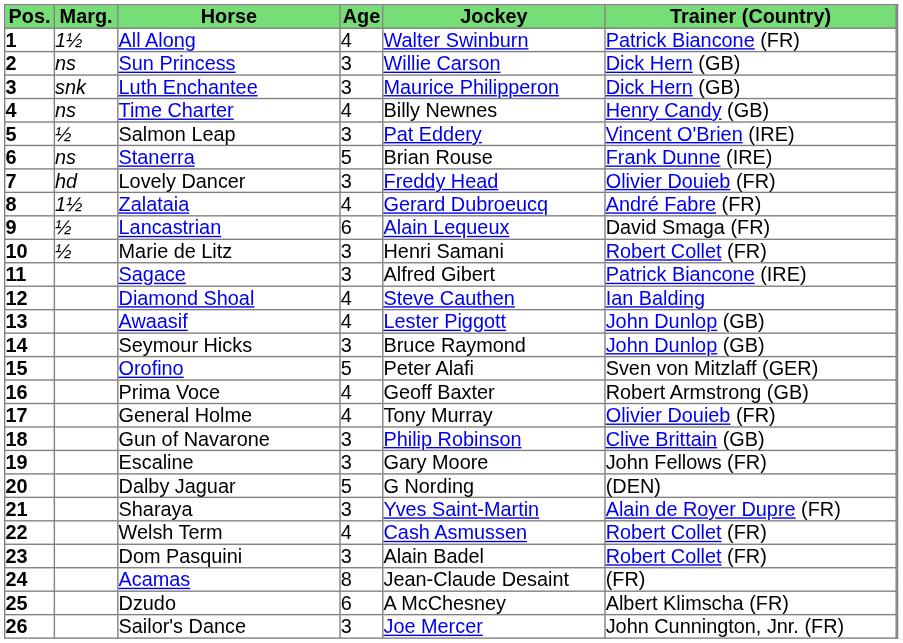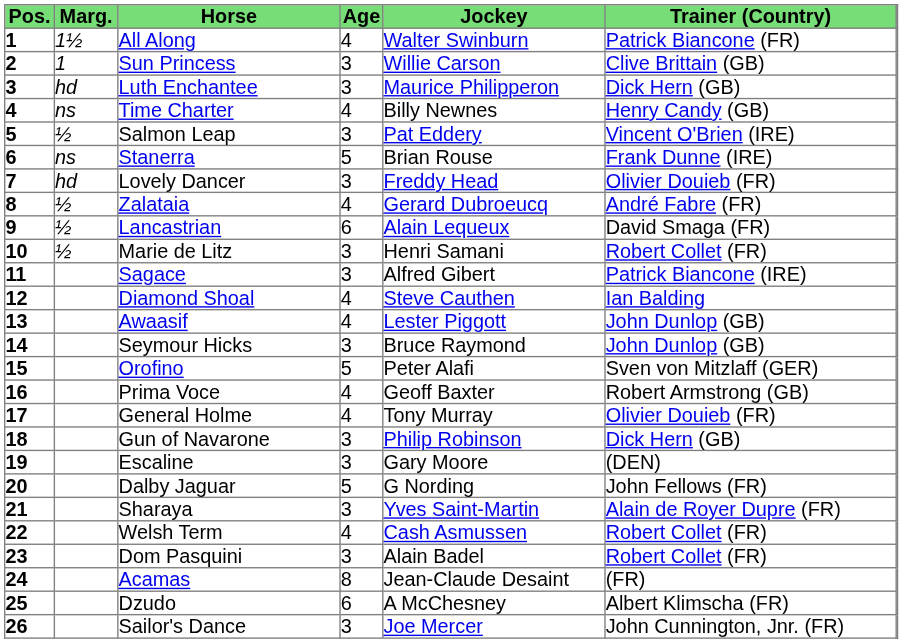(66, 63) ns -> (61, 63) 1
(673, 63) Dick Hern (GB) -> (685, 63) Clive Brittain (GB)
(71, 87) snk -> (66, 87) hd
(69, 204) 1½ -> (63, 204) ½
(685, 439) Clive Brittain (GB) -> (673, 439) Dick Hern (GB)
(686, 462) John Fellows (FR) -> (633, 462) (DEN)
(633, 486) (DEN) -> (686, 486) John Fellows (FR)
